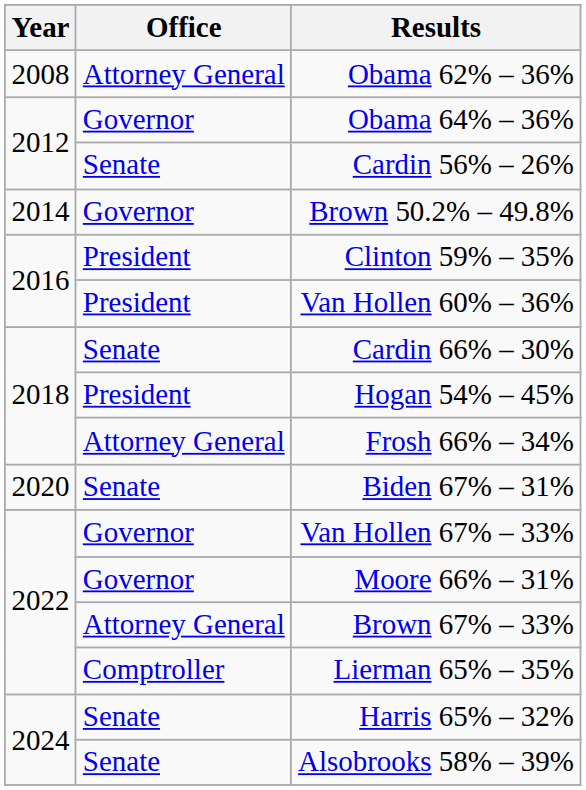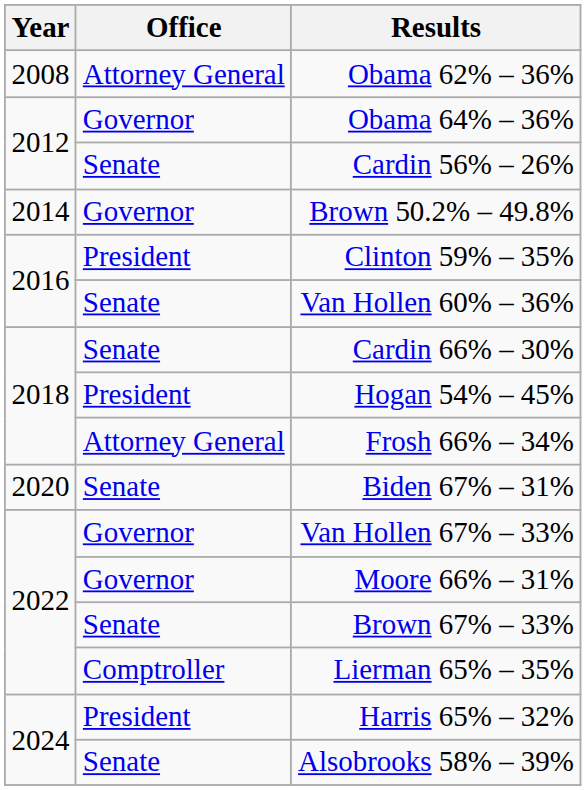(137, 303) President -> (121, 303) Senate
(184, 624) Attorney General -> (121, 624) Senate
(121, 716) Senate -> (137, 716) President
